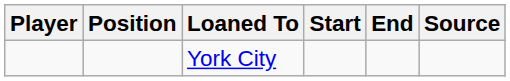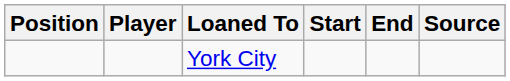columns swapped: (132, 23) <-> (44, 23)
